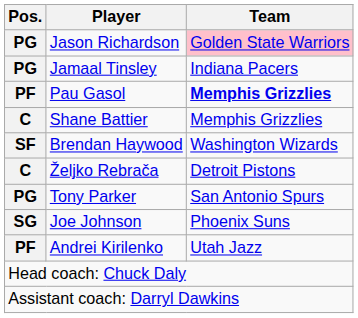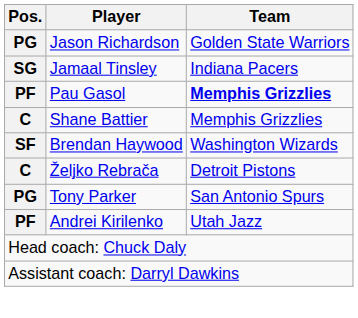(270, 42) pink background -> (270, 42) no background
(25, 68) PG -> (25, 68) SG
- row: (96, 222)
